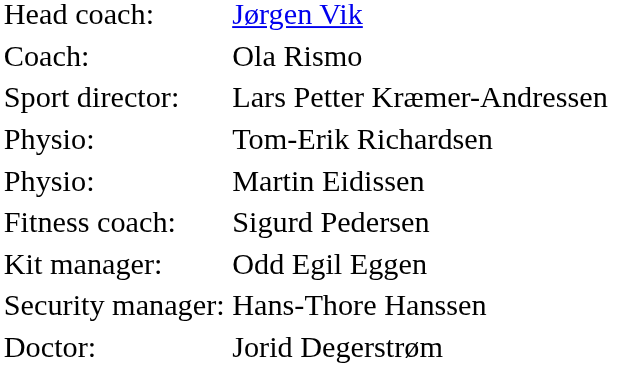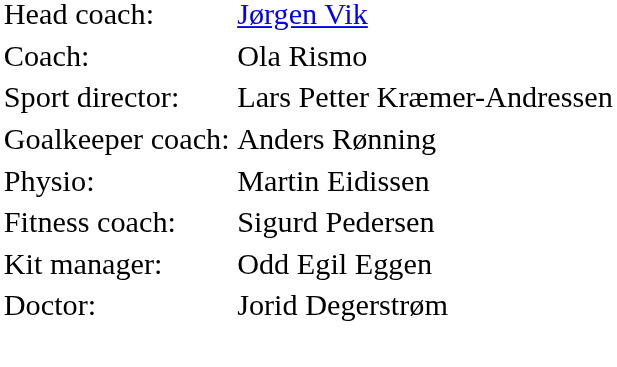+ row: (337, 139)
- row: (363, 139)
- row: (359, 305)
